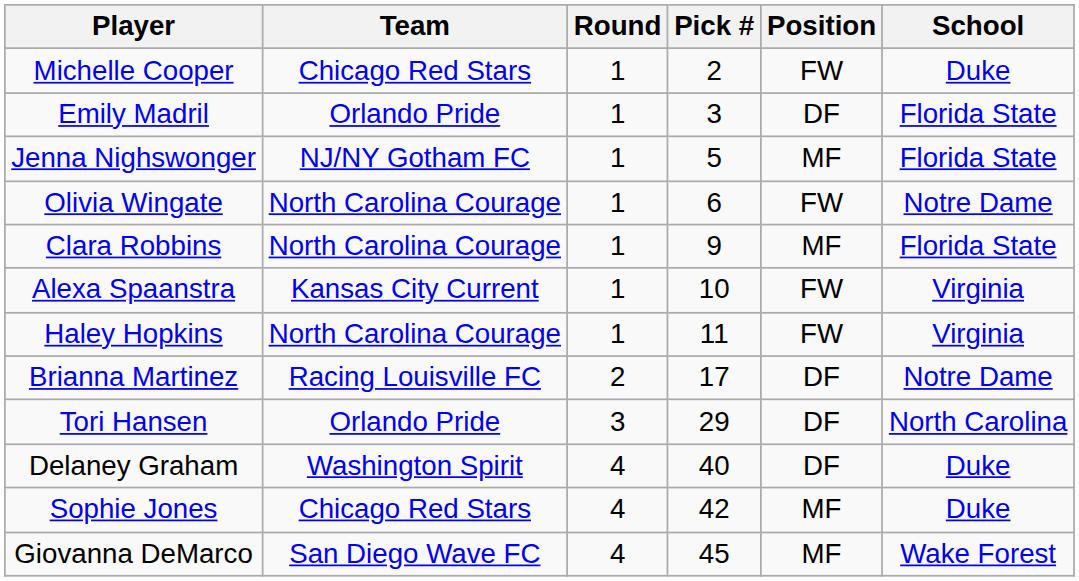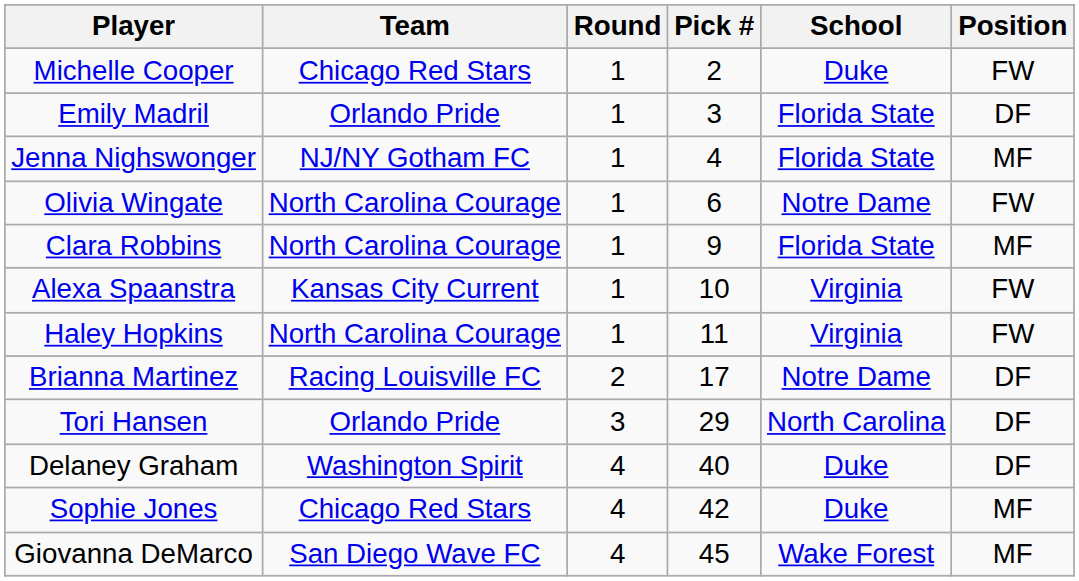columns swapped: (822, 26) <-> (978, 26)
(714, 158) 5 -> (714, 158) 4
